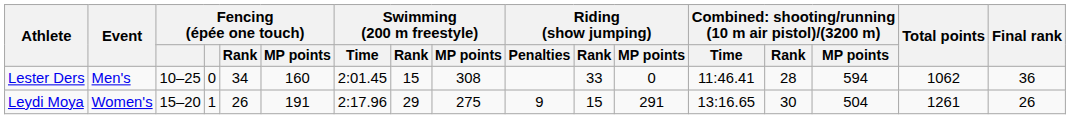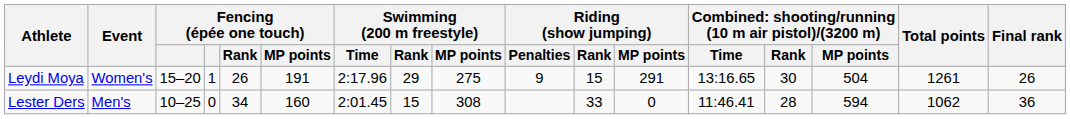rows swapped: (46, 79) <-> (46, 102)
